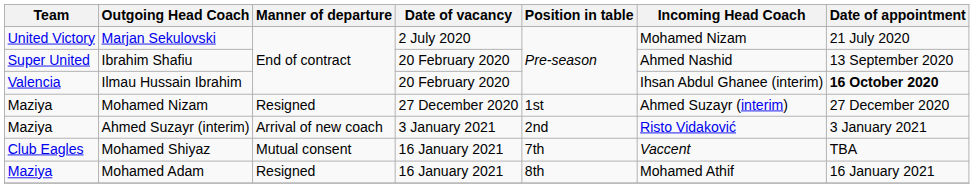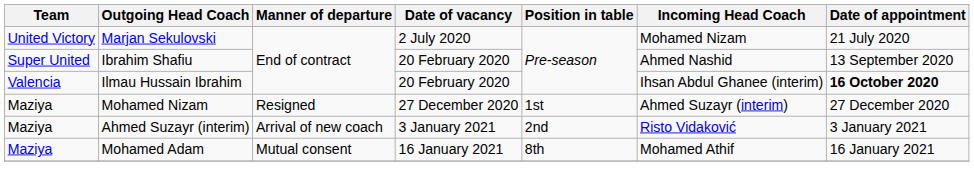- row: (156, 149)
(286, 171) Resigned -> (304, 149) Mutual consent
